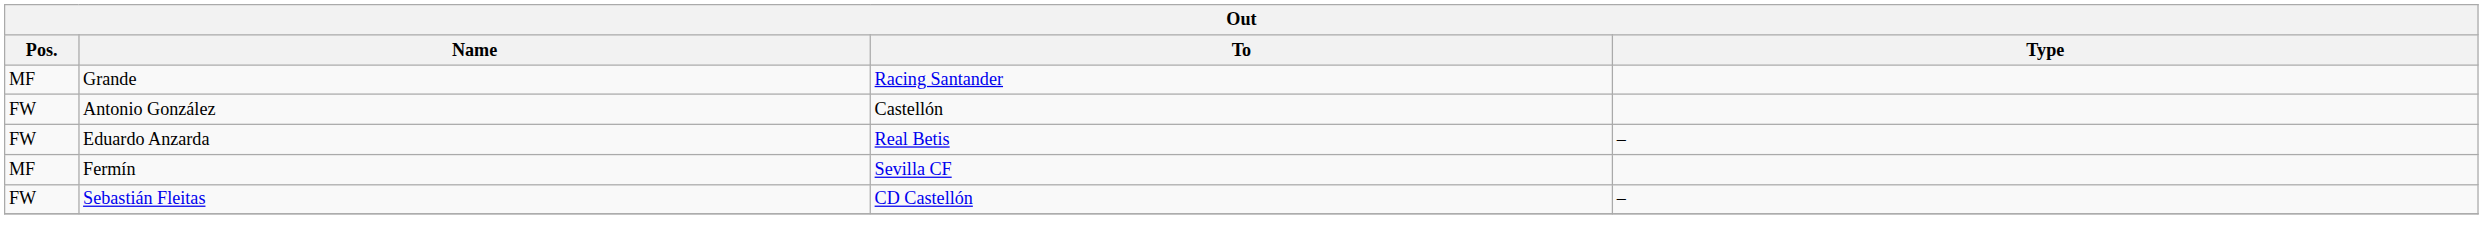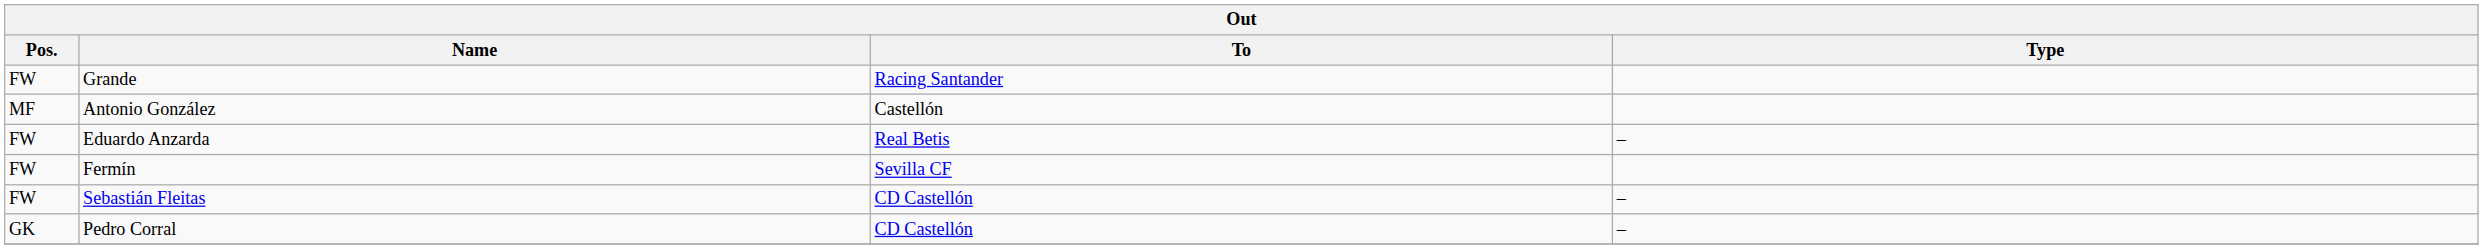(22, 79) MF -> (22, 79) FW
(22, 109) FW -> (22, 109) MF
(22, 169) MF -> (22, 169) FW
+ row: (130, 229)
